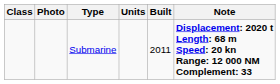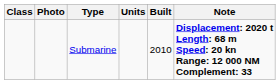(160, 49) 2011 -> (161, 49) 2010
